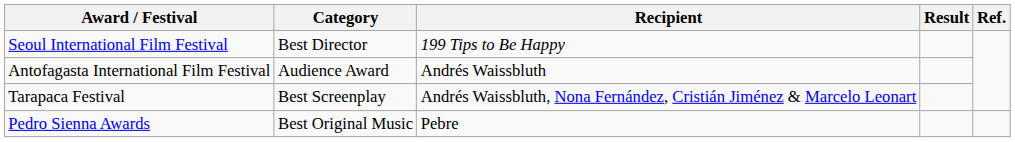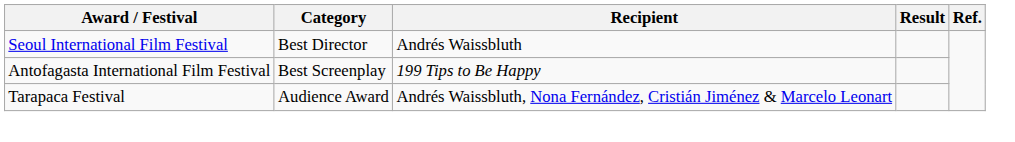(493, 44) 199 Tips to Be Happy -> (459, 44) Andrés Waissbluth
(333, 70) Audience Award -> (332, 70) Best Screenplay
(483, 70) Andrés Waissbluth -> (469, 70) 199 Tips to Be Happy
(332, 96) Best Screenplay -> (333, 96) Audience Award
- row: (79, 123)
